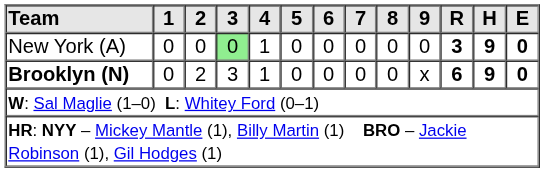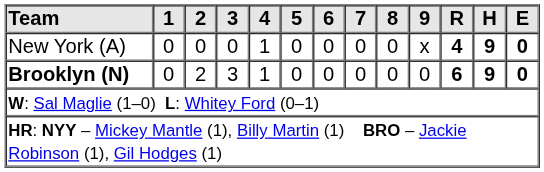(233, 46) lightgreen background -> (233, 46) no background
(425, 46) 0 -> (425, 46) x
(457, 46) 3 -> (457, 46) 4
(425, 74) x -> (425, 74) 0
